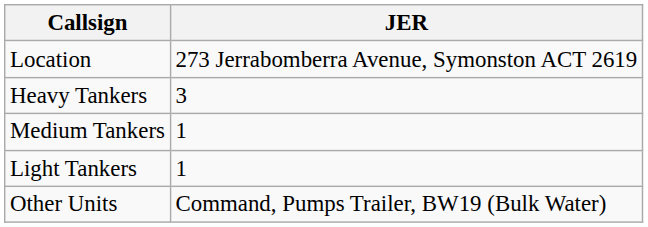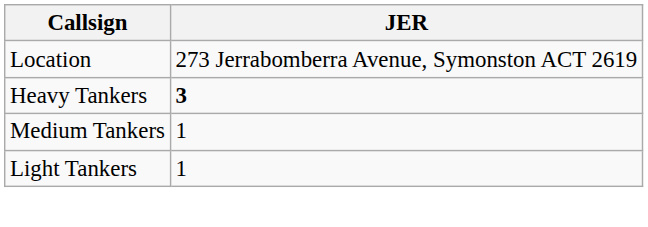(181, 95) normal -> (181, 95) bold
- row: (64, 204)
